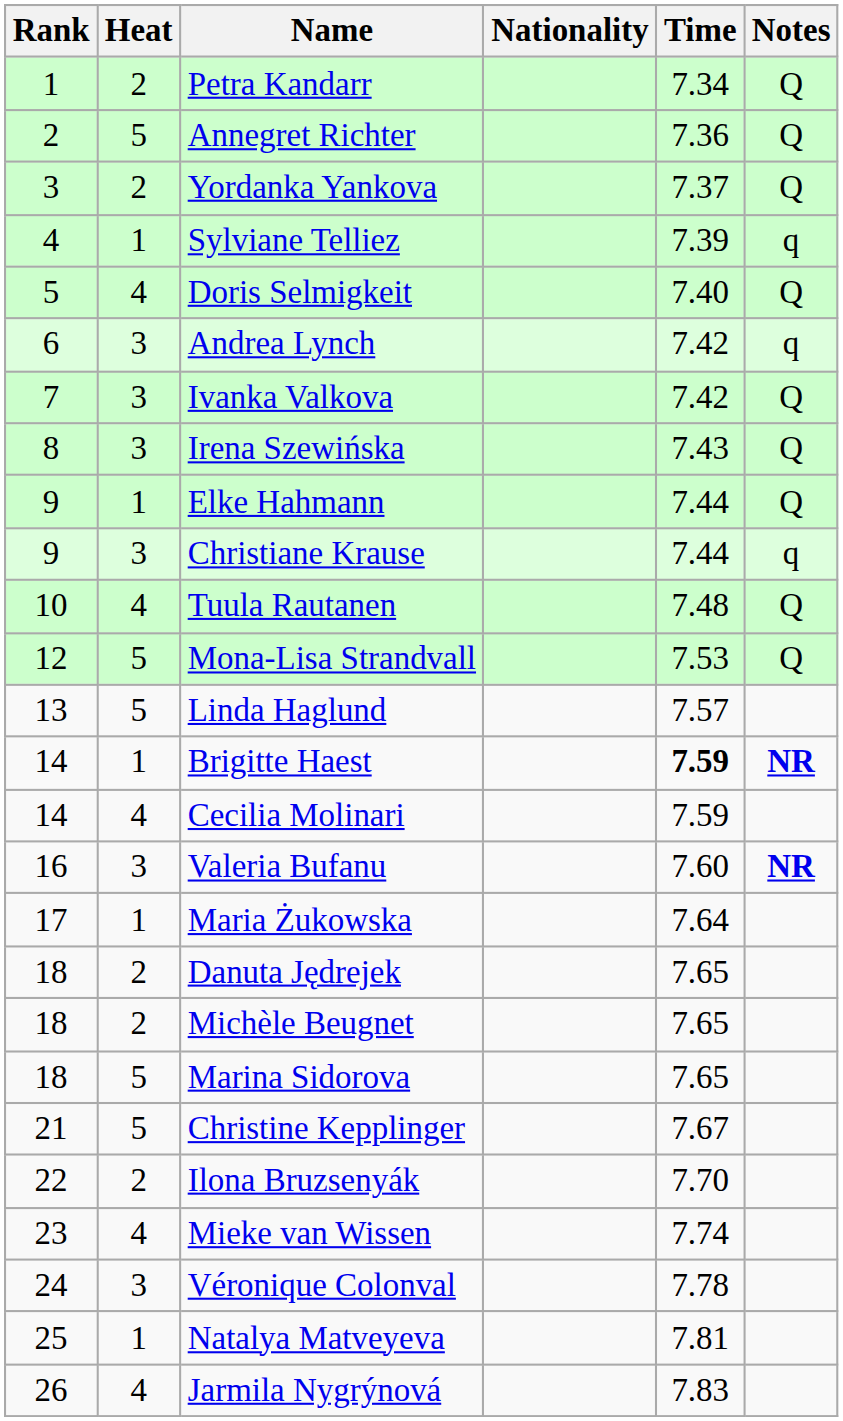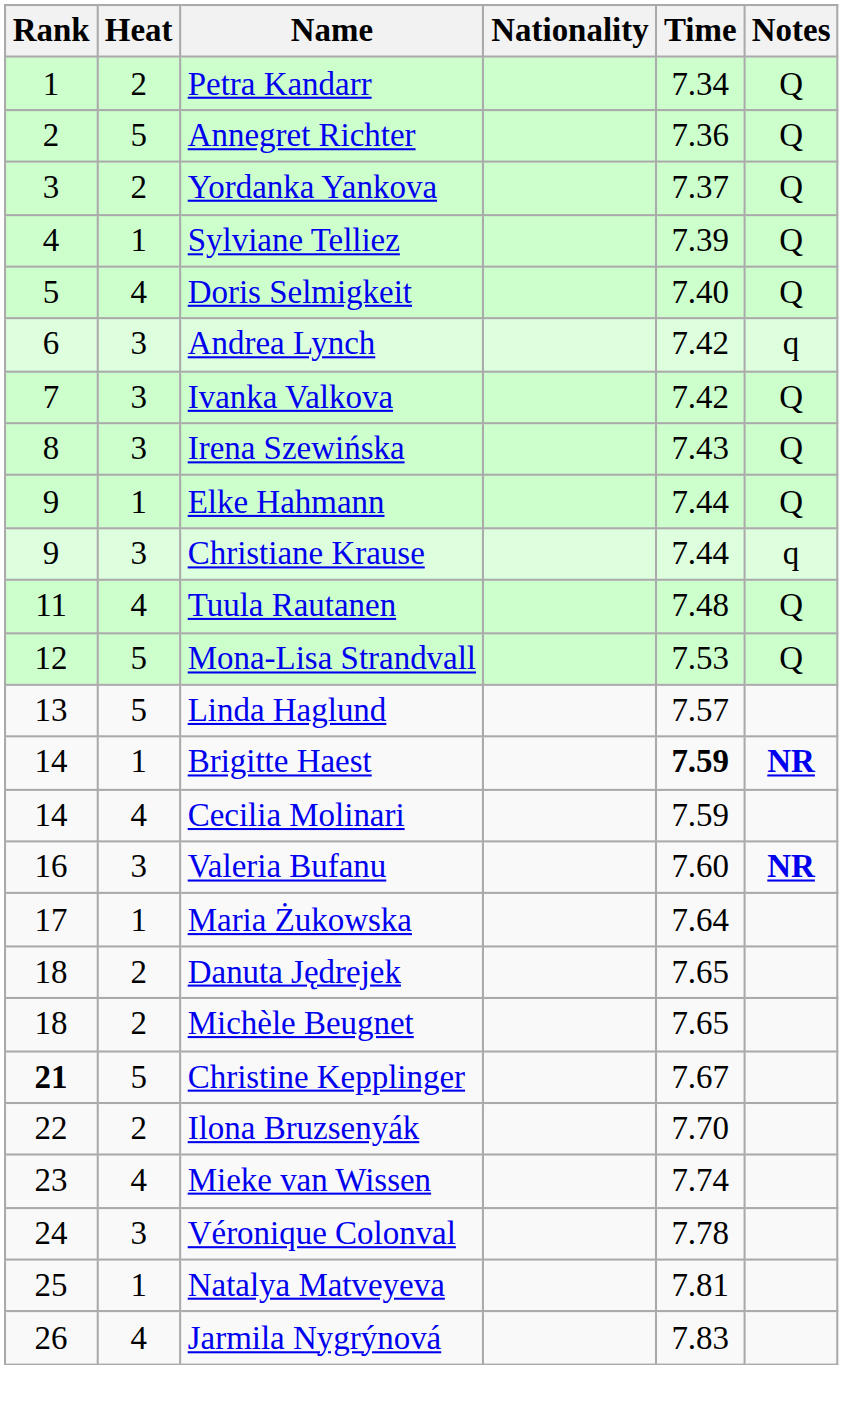(791, 239) q -> (791, 239) Q
(51, 605) 10 -> (51, 605) 11
- row: (299, 1076)
(51, 1128) normal -> (51, 1076) bold
